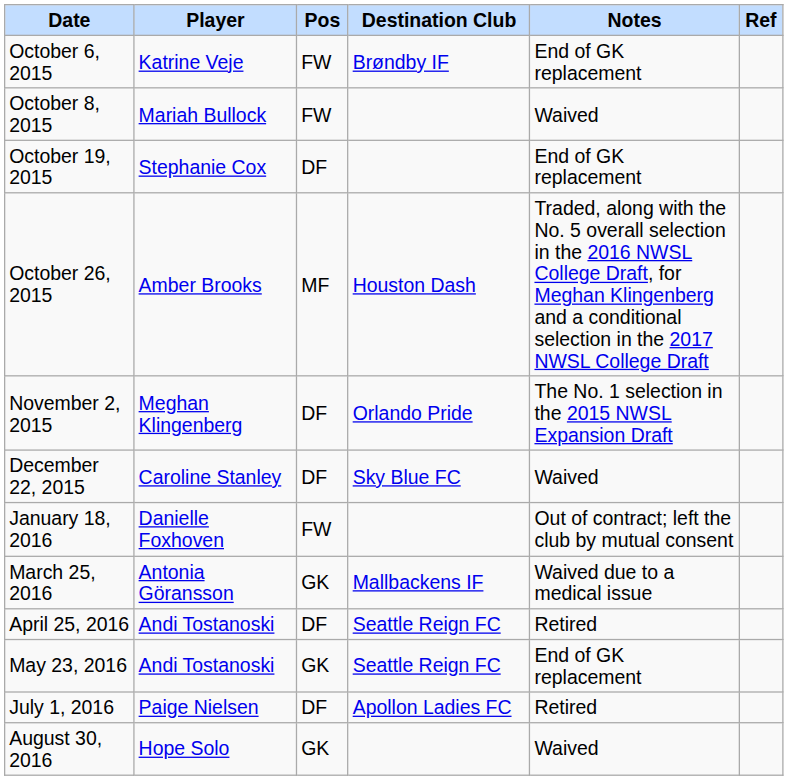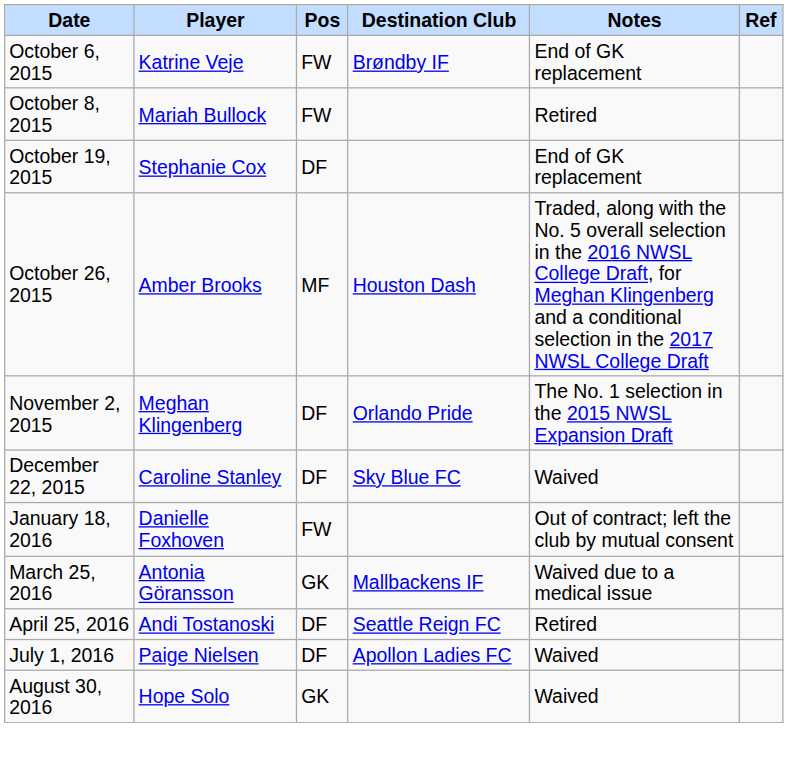(567, 114) Waived -> (566, 114) Retired
- row: (68, 666)
(566, 707) Retired -> (567, 655) Waived
